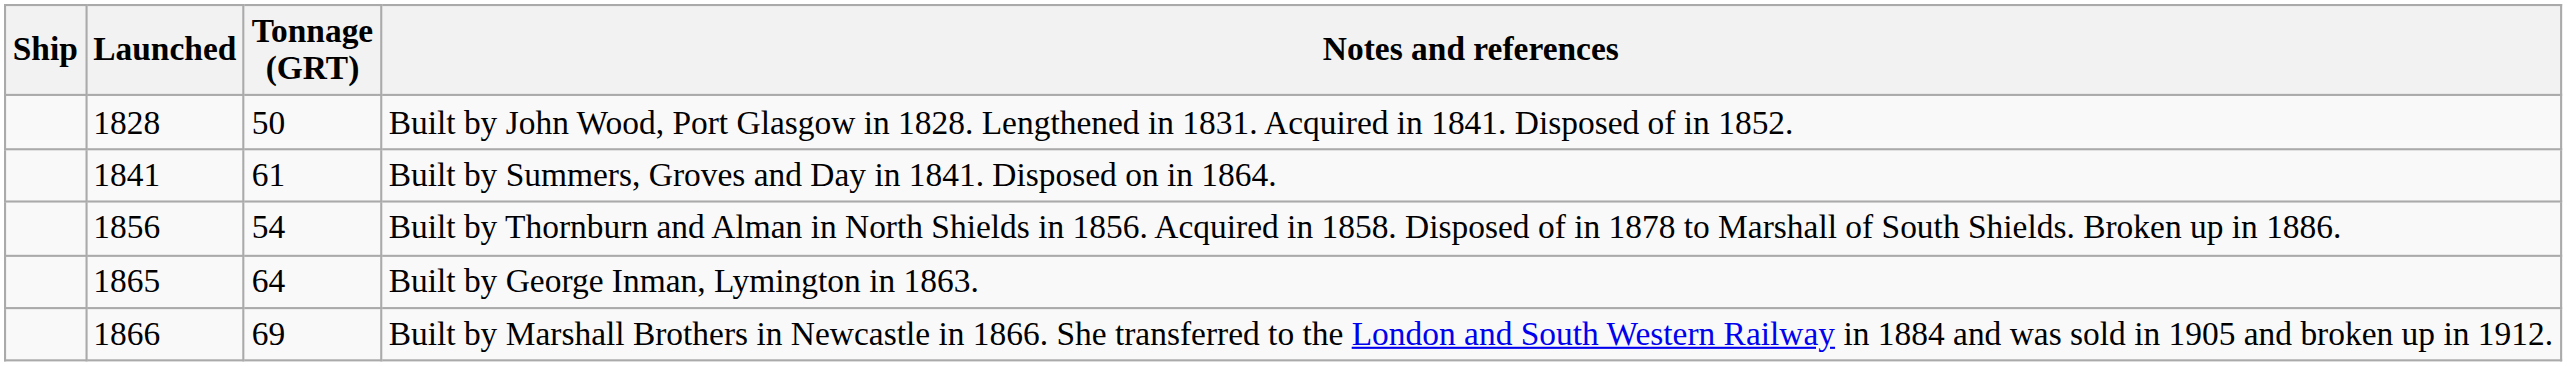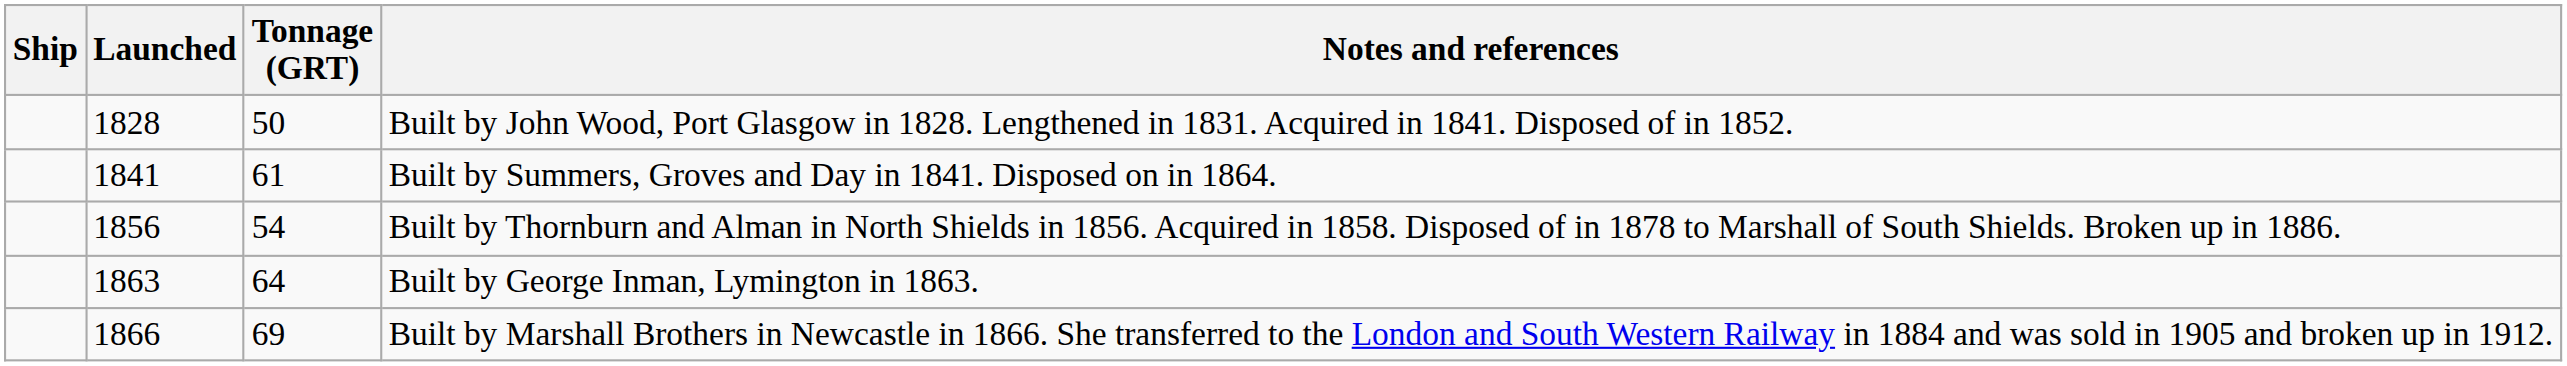(127, 280) 1865 -> (127, 280) 1863
